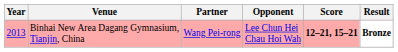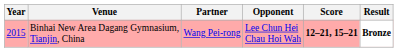(16, 34) 2013 -> (16, 34) 2015
